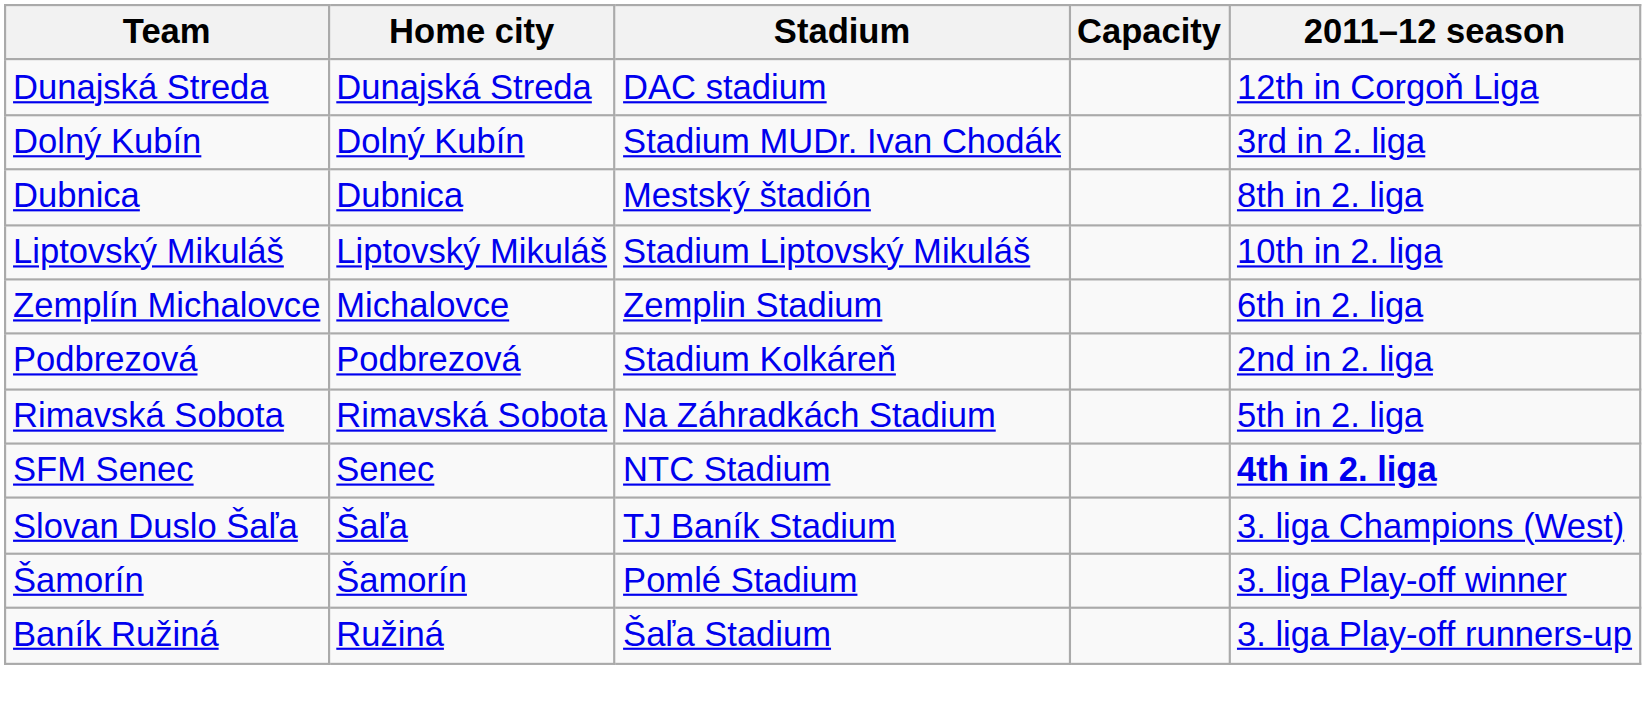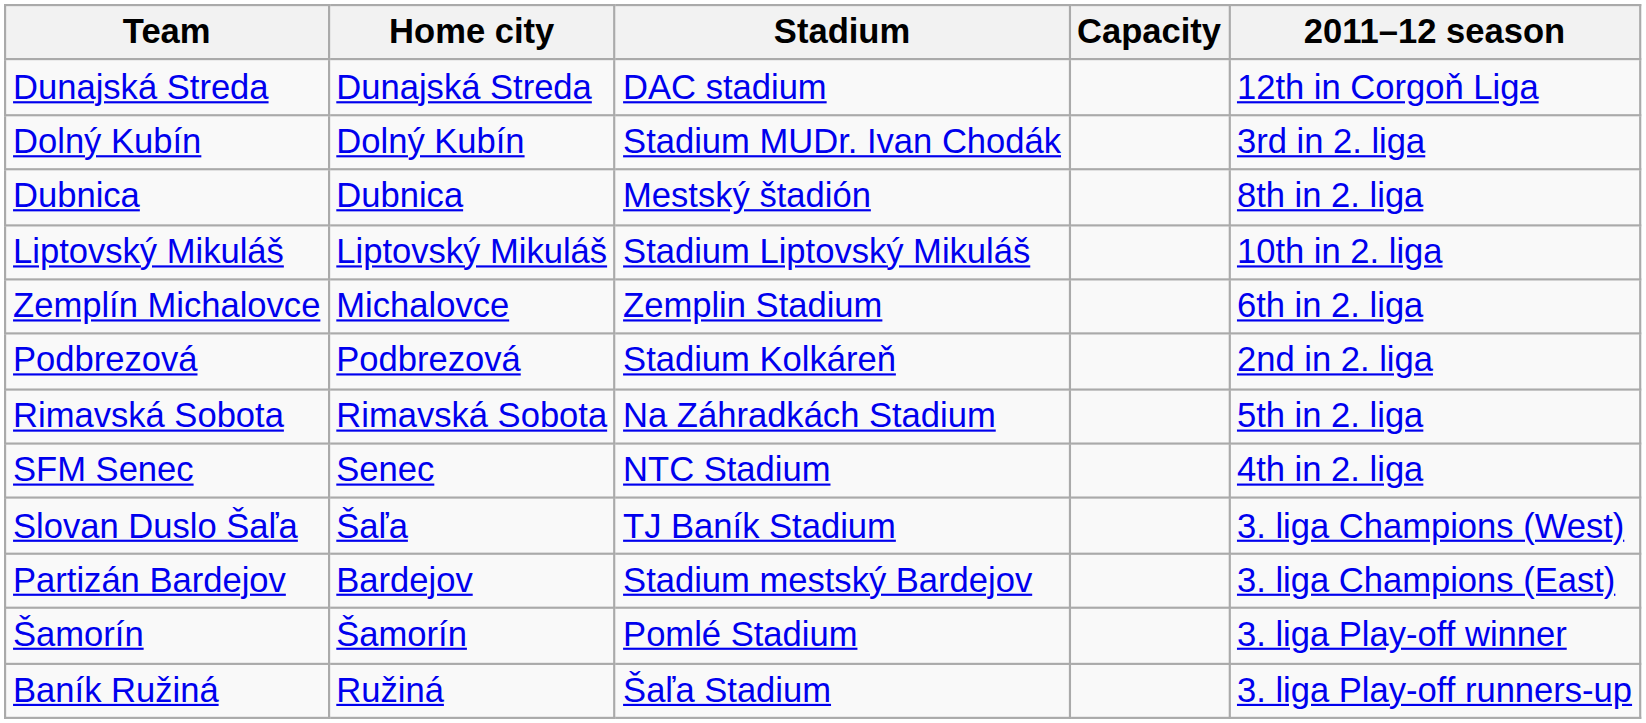(1337, 470) bold -> (1330, 470) normal
+ row: (149, 580)
